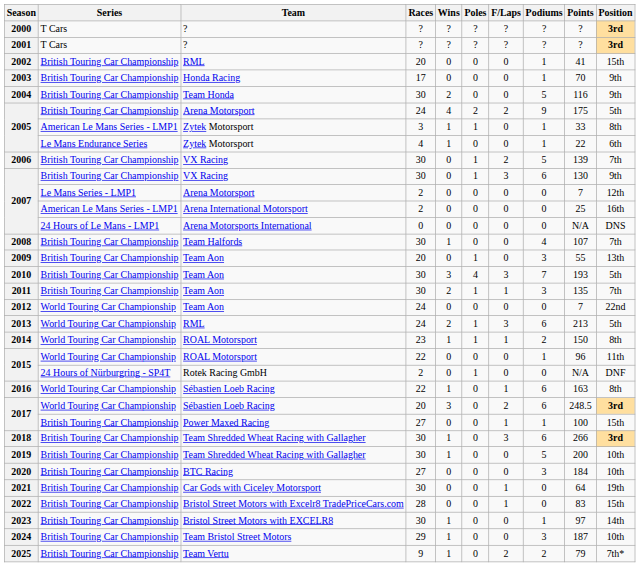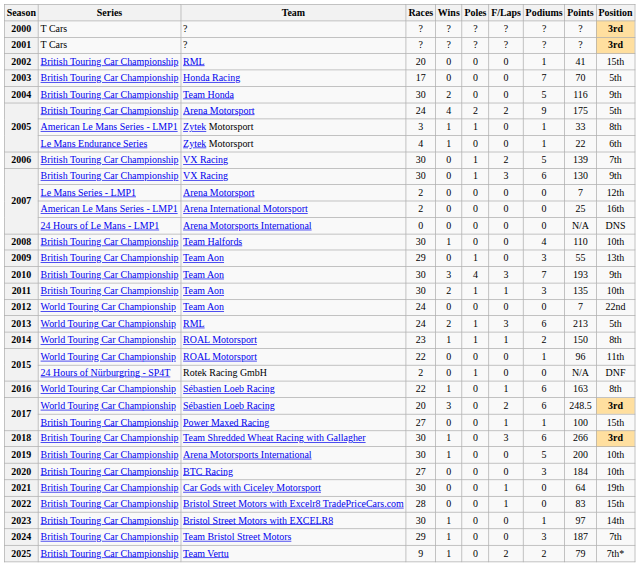(544, 78) 1 -> (544, 78) 7
(615, 78) 9th -> (615, 78) 5th
(580, 242) 107 -> (580, 242) 110
(615, 242) 7th -> (615, 242) 10th
(421, 258) 20 -> (421, 258) 29
(615, 275) 5th -> (615, 275) 9th
(615, 291) 7th -> (615, 291) 10th
(274, 455) Team Shredded Wheat Racing with Gallagher -> (247, 455) Arena Motorsports International
(615, 537) 10th -> (615, 537) 7th
